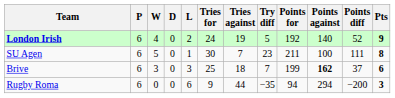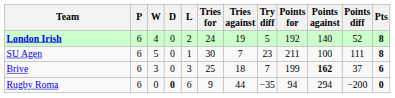(381, 38) 9 -> (381, 38) 8
(173, 85) normal -> (173, 85) bold
(381, 85) 3 -> (381, 85) 0
